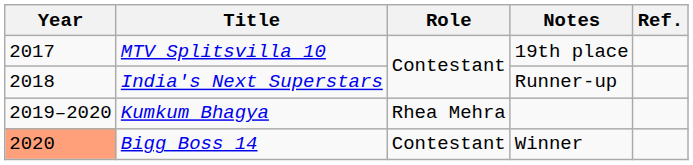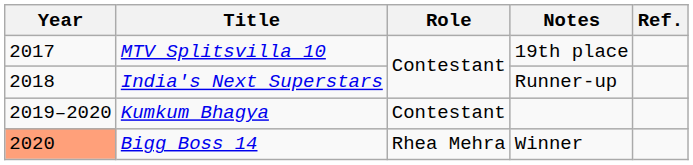(449, 113) Rhea Mehra -> (449, 113) Contestant
(449, 144) Contestant -> (449, 144) Rhea Mehra
